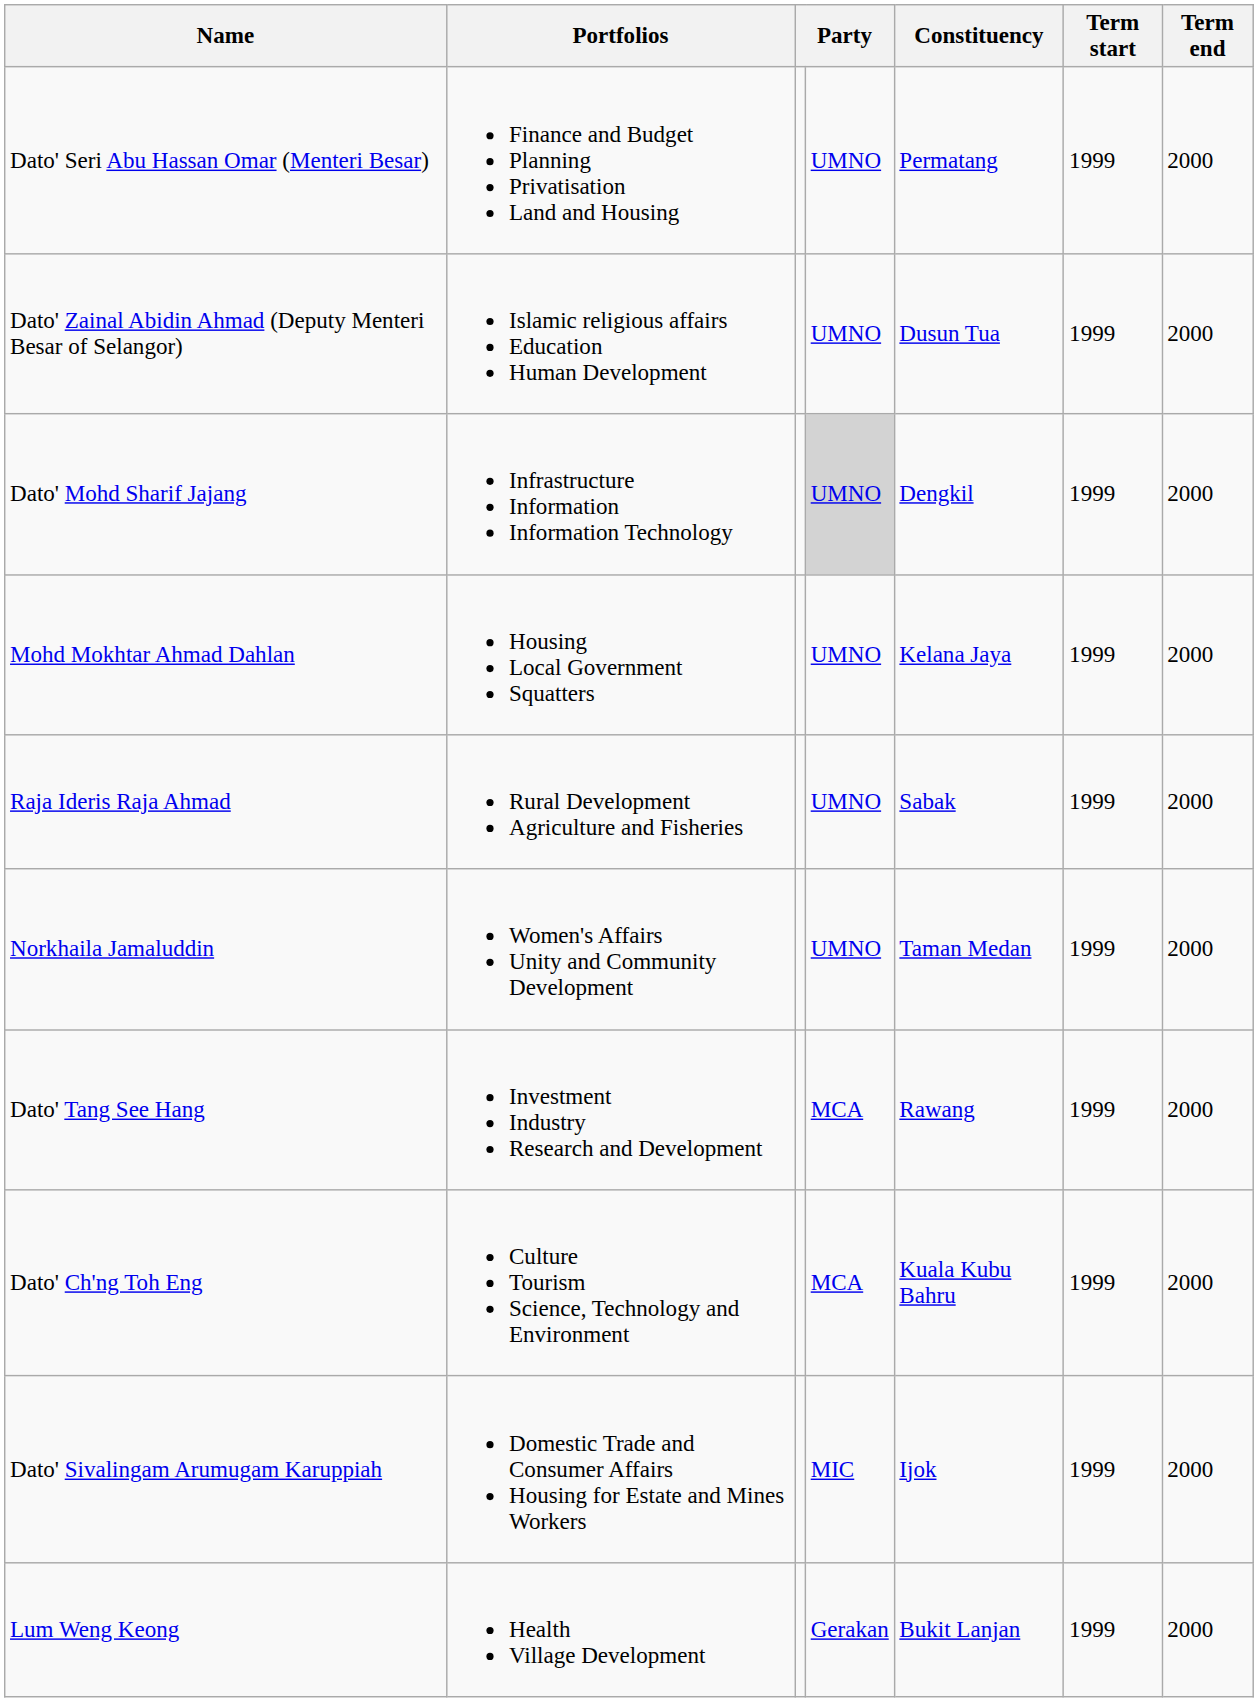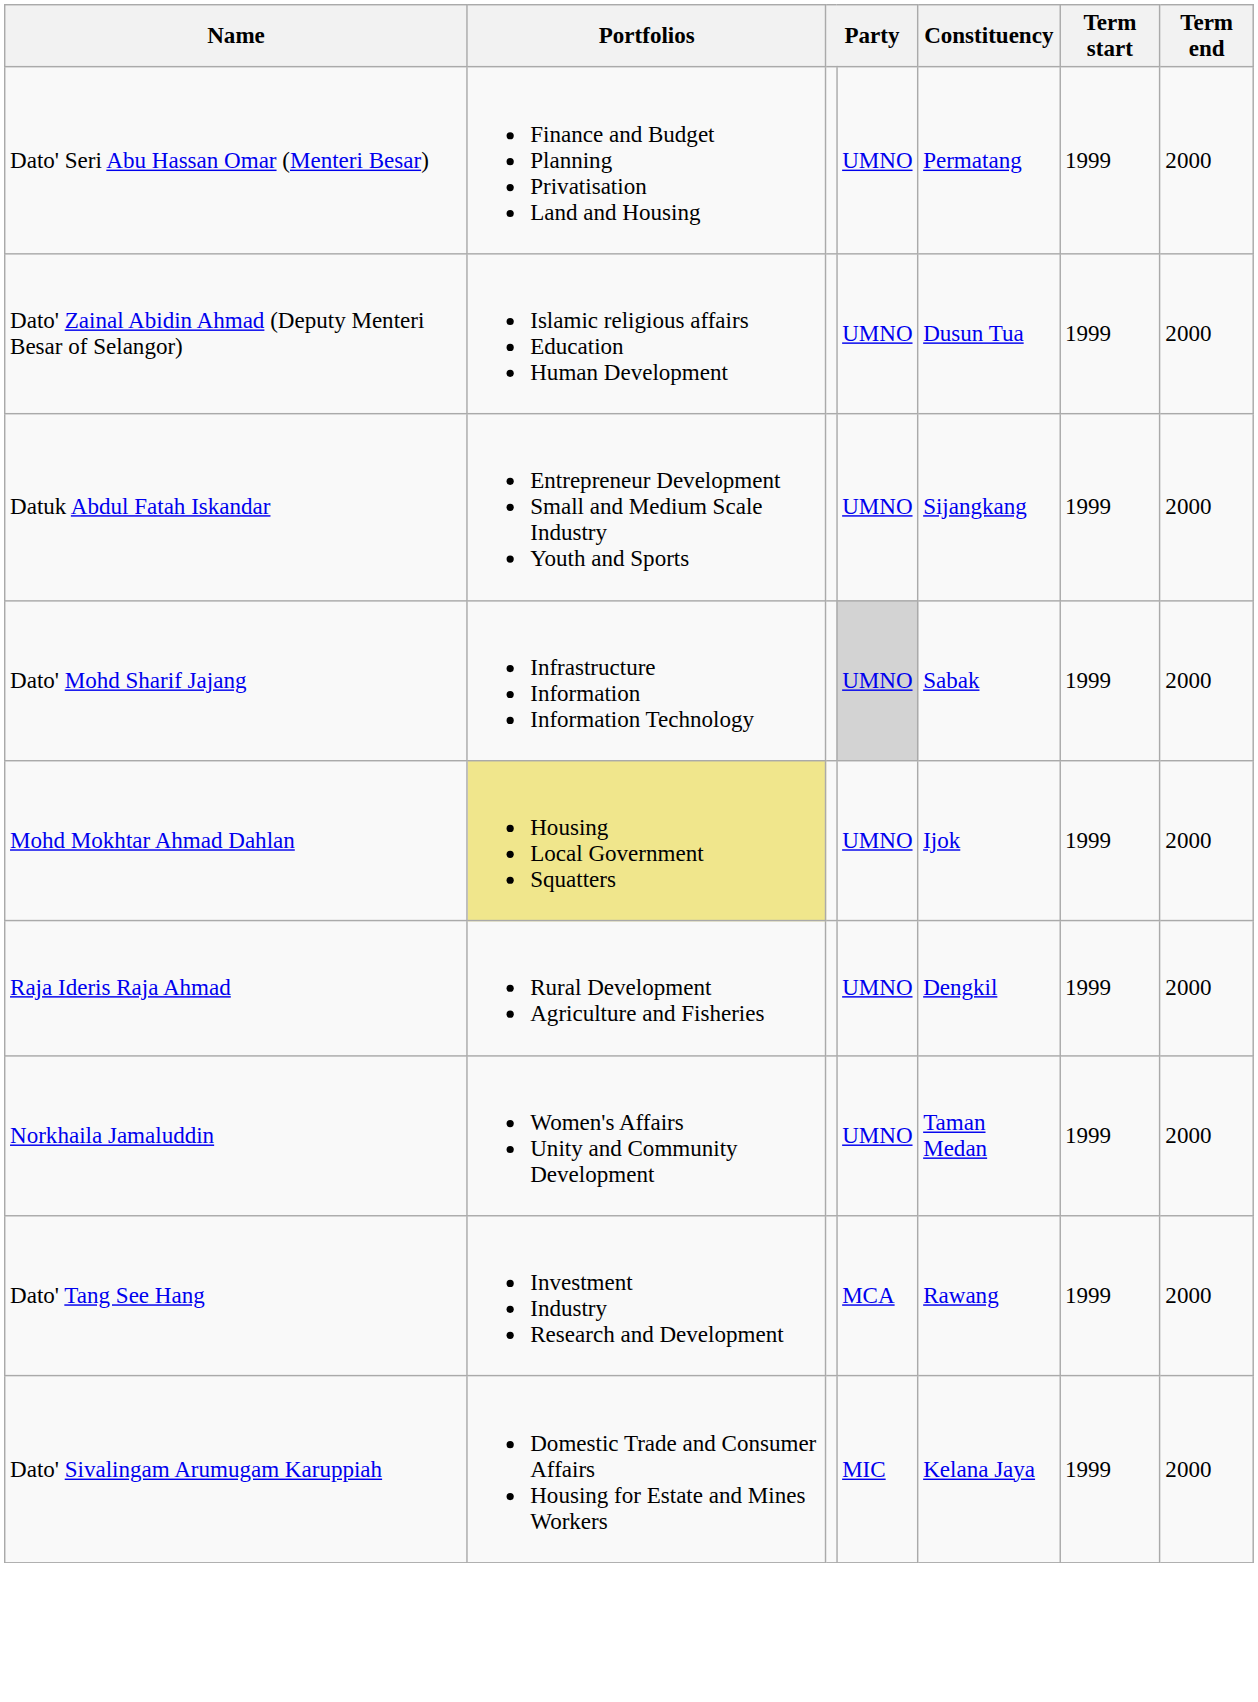+ row: (140, 506)
(936, 493) Dengkil -> (951, 680) Sabak
(620, 667) no background -> (647, 854) khaki background
(955, 654) Kelana Jaya -> (942, 840) Ijok
(928, 801) Sabak -> (960, 987) Dengkil
- row: (106, 1282)
(918, 1469) Ijok -> (979, 1469) Kelana Jaya
- row: (95, 1629)
